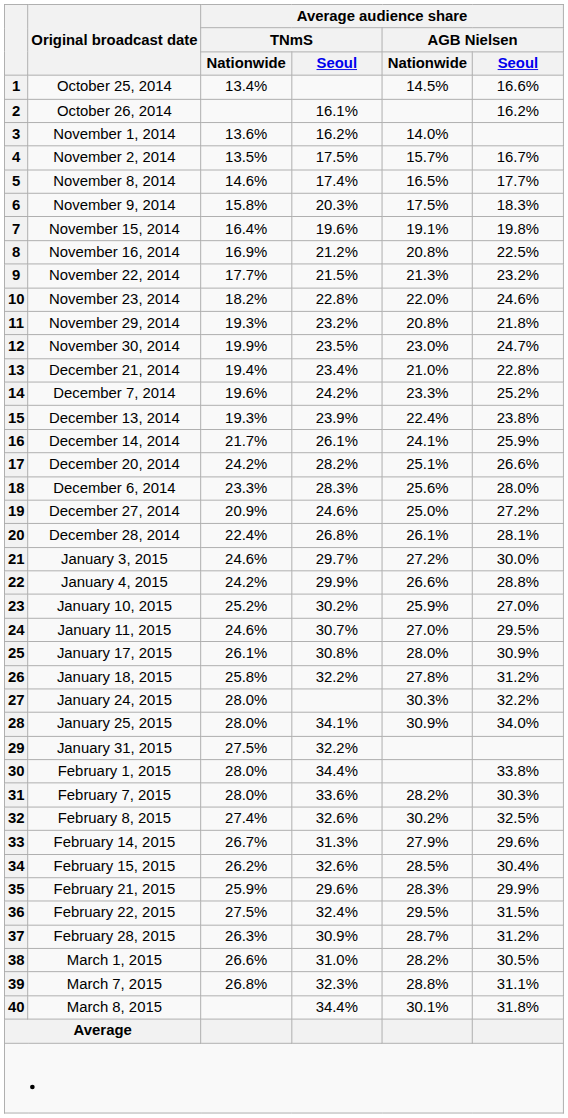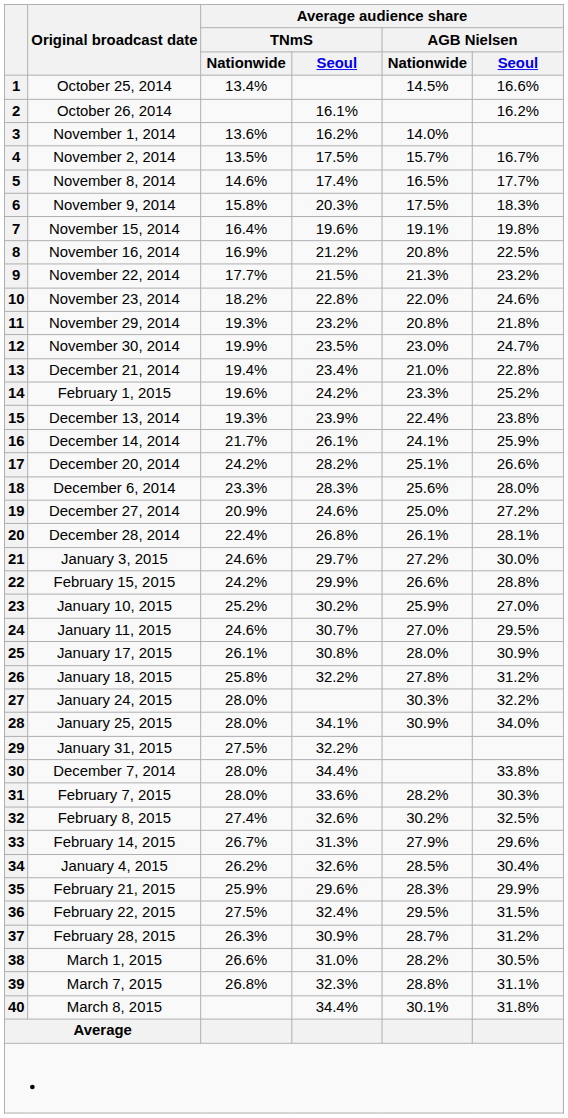(114, 393) December 7, 2014 -> (114, 393) February 1, 2015
(114, 582) January 4, 2015 -> (114, 582) February 15, 2015
(114, 771) February 1, 2015 -> (114, 771) December 7, 2014
(114, 865) February 15, 2015 -> (114, 865) January 4, 2015
